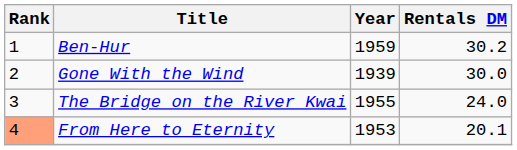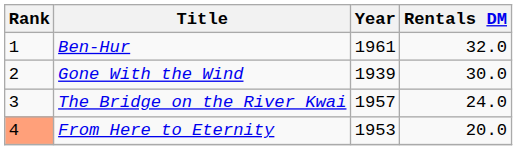(375, 47) 1959 -> (375, 47) 1961
(486, 47) 30.2 -> (486, 47) 32.0
(375, 103) 1955 -> (375, 103) 1957
(486, 131) 20.1 -> (486, 131) 20.0
